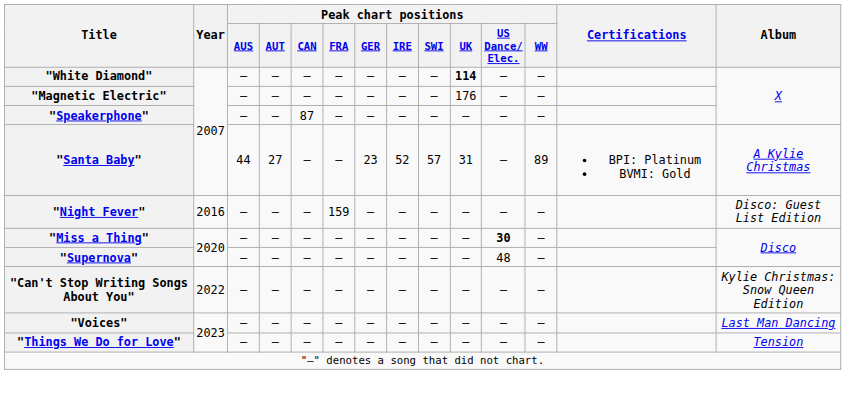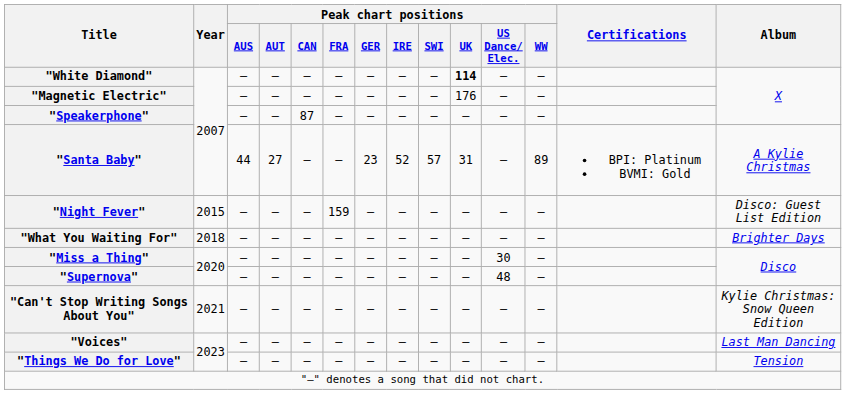(211, 212) 2016 -> (211, 212) 2015
+ row: (99, 238)
(503, 238) bold -> (503, 257) normal
(211, 290) 2022 -> (211, 309) 2021
